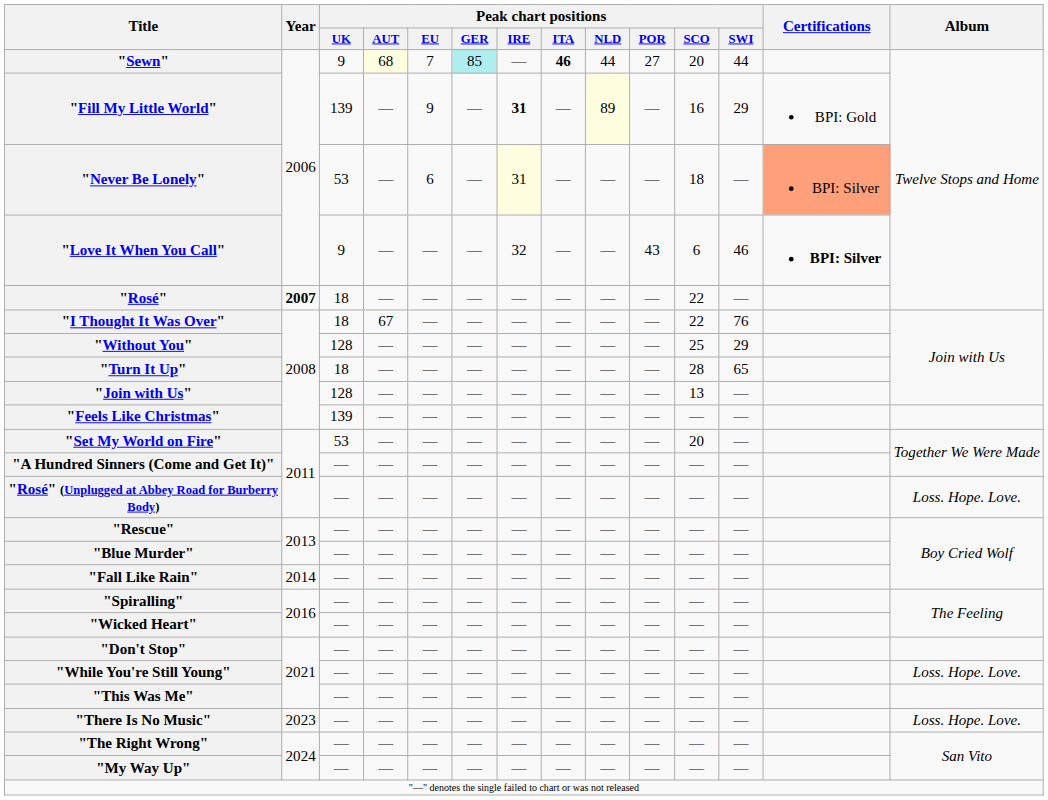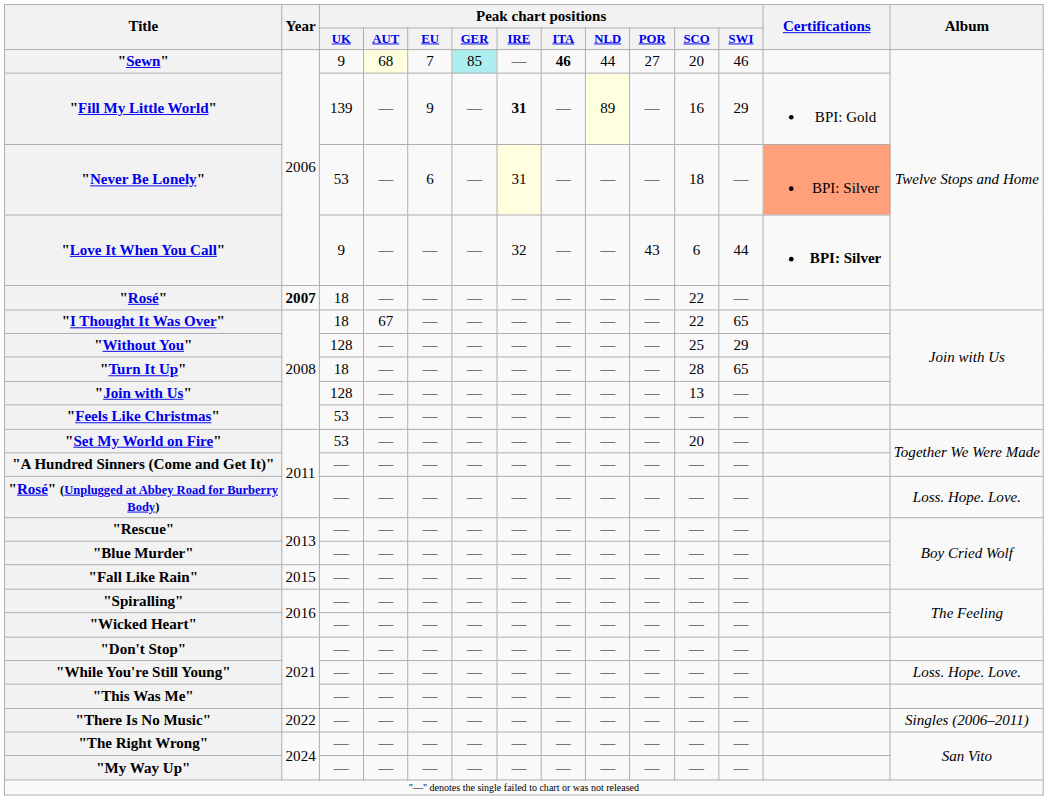(741, 61) 44 -> (741, 61) 46
(741, 250) 46 -> (741, 250) 44
(741, 321) 76 -> (741, 321) 65
(341, 417) 139 -> (341, 417) 53
(301, 577) 2014 -> (301, 577) 2015
(301, 720) 2023 -> (301, 720) 2022
(967, 720) Loss. Hope. Love. -> (967, 720) Singles (2006–2011)
